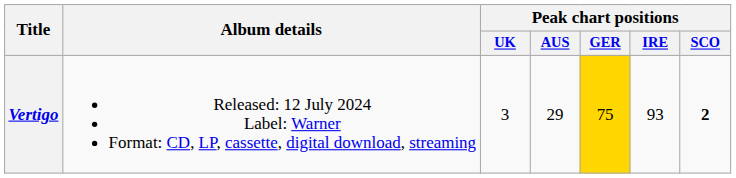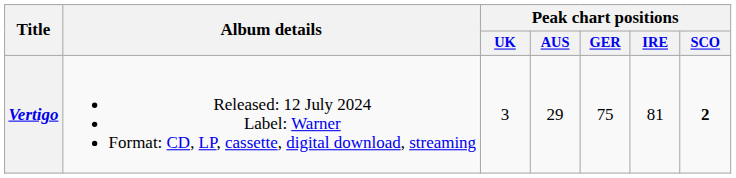(605, 114) gold background -> (605, 114) no background
(655, 114) 93 -> (655, 114) 81
